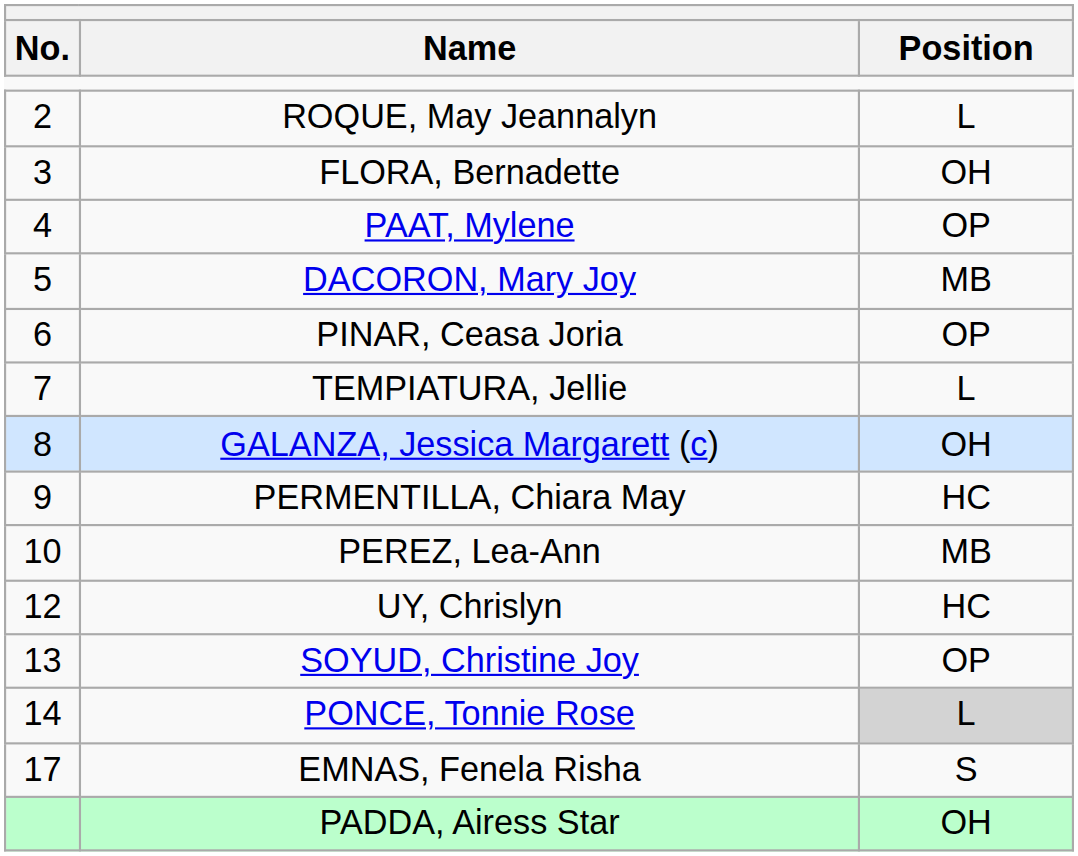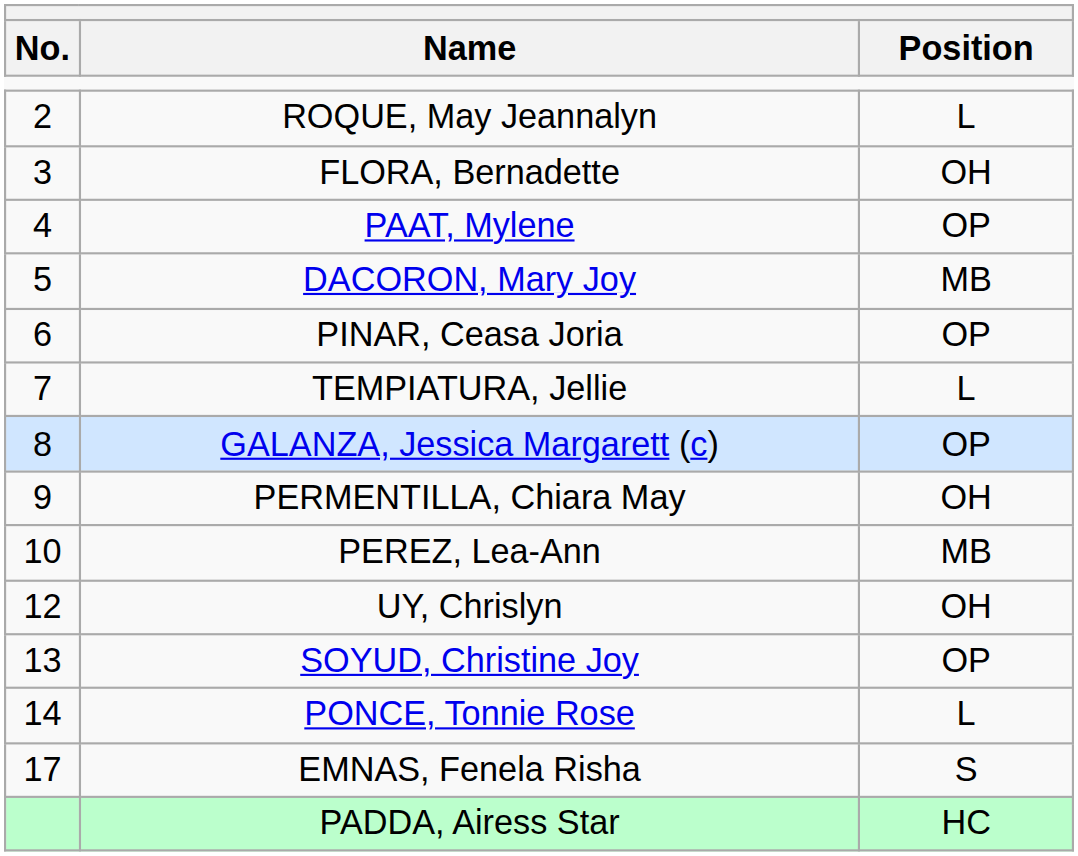(966, 443) OH -> (966, 443) OP
(966, 497) HC -> (966, 497) OH
(966, 606) HC -> (966, 606) OH
(966, 714) lightgrey background -> (966, 714) no background
(966, 823) OH -> (966, 823) HC
